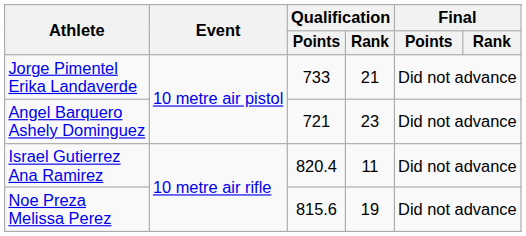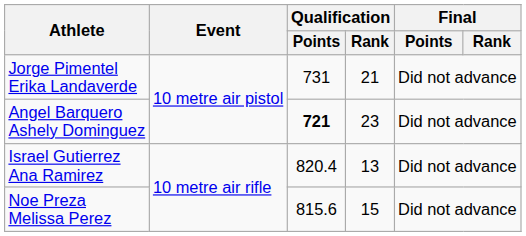(316, 77) 733 -> (316, 77) 731
(316, 122) normal -> (316, 122) bold
(370, 166) 11 -> (370, 166) 13
(370, 210) 19 -> (370, 210) 15
